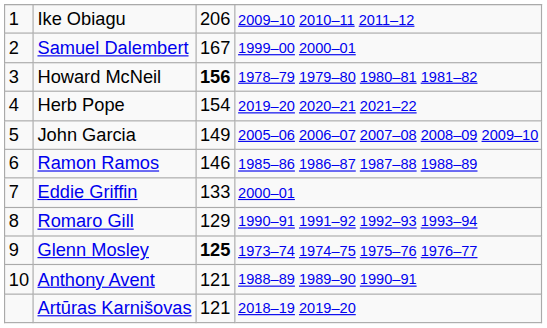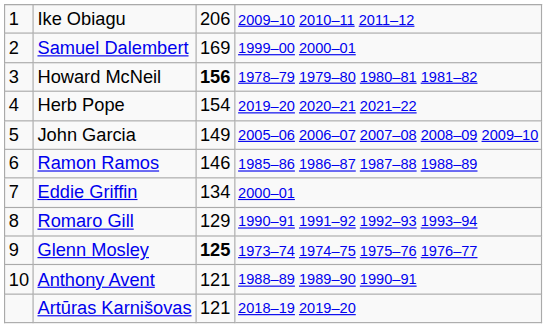(215, 47) 167 -> (215, 47) 169
(215, 192) 133 -> (215, 192) 134
